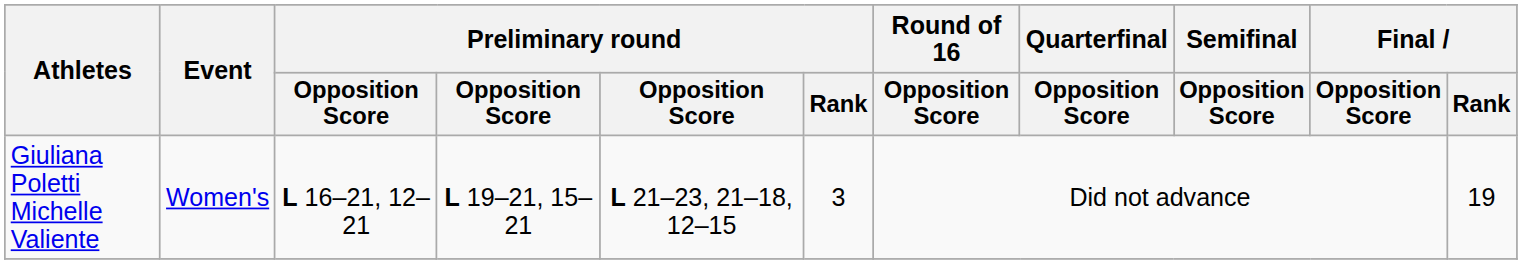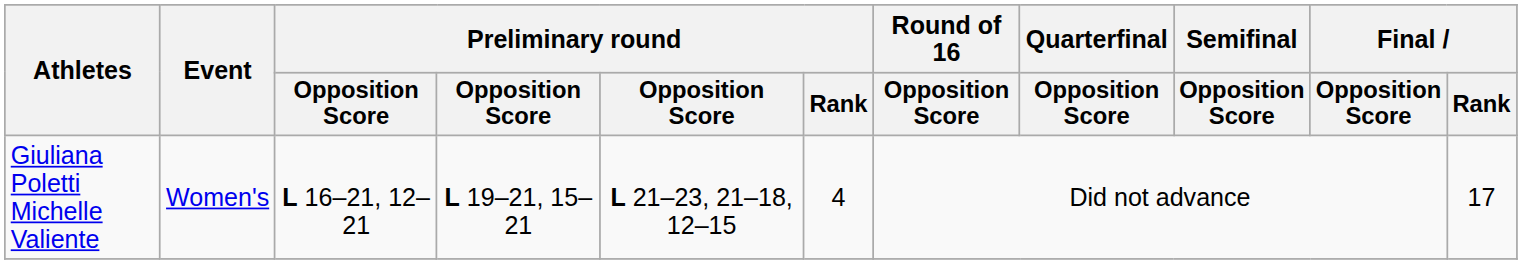(838, 198) 3 -> (838, 198) 4
(1482, 198) 19 -> (1482, 198) 17
